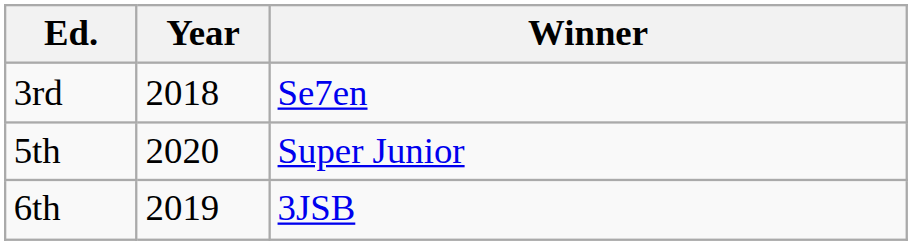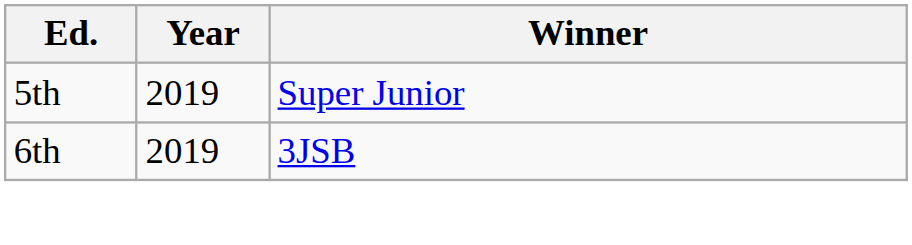- row: (38, 92)
(182, 150) 2020 -> (182, 92) 2019
